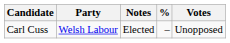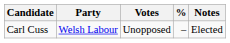columns swapped: (199, 12) <-> (139, 12)
